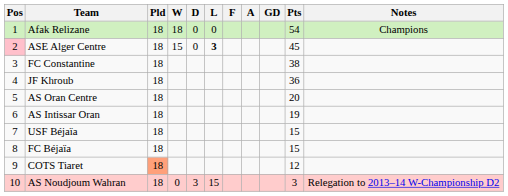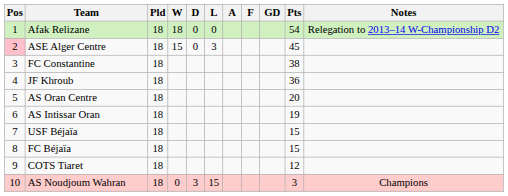columns swapped: (232, 13) <-> (251, 13)
(404, 30) Champions -> (404, 30) Relegation to 2013–14 W-Championship D2
(214, 47) bold -> (214, 47) normal
(158, 166) lightsalmon background -> (158, 166) no background
(404, 183) Relegation to 2013–14 W-Championship D2 -> (404, 183) Champions
